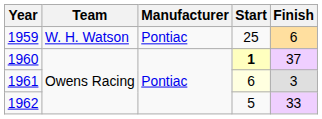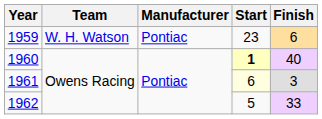(251, 38) 25 -> (251, 38) 23
(294, 59) 37 -> (294, 59) 40
